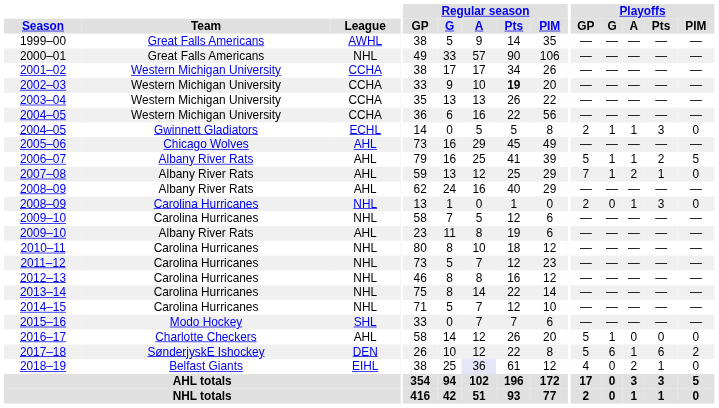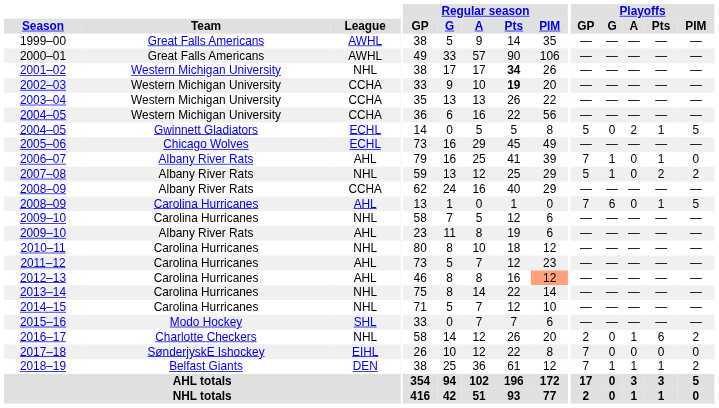(365, 55) NHL -> (365, 55) AWHL
(365, 70) CCHA -> (365, 70) NHL
(514, 70) normal -> (514, 70) bold
(586, 129) 2 -> (586, 129) 5
(612, 129) 1 -> (612, 129) 0
(634, 129) 1 -> (634, 129) 2
(661, 129) 3 -> (661, 129) 1
(696, 129) 0 -> (696, 129) 5
(365, 144) AHL -> (365, 144) ECHL
(586, 159) 5 -> (586, 159) 7
(634, 159) 1 -> (634, 159) 0
(661, 159) 2 -> (661, 159) 1
(696, 159) 5 -> (696, 159) 0
(365, 174) AHL -> (365, 174) NHL
(586, 174) 7 -> (586, 174) 5
(634, 174) 2 -> (634, 174) 0
(661, 174) 1 -> (661, 174) 2
(696, 174) 0 -> (696, 174) 2
(365, 189) AHL -> (365, 189) CCHA
(365, 203) NHL -> (365, 203) AHL
(586, 203) 2 -> (586, 203) 7
(612, 203) 0 -> (612, 203) 6
(634, 203) 1 -> (634, 203) 0
(661, 203) 3 -> (661, 203) 1
(696, 203) 0 -> (696, 203) 5
(365, 263) NHL -> (365, 263) AHL
(365, 277) NHL -> (365, 277) AHL
(550, 277) no background -> (550, 277) lightsalmon background
(365, 337) AHL -> (365, 337) NHL
(586, 337) 5 -> (586, 337) 2
(612, 337) 1 -> (612, 337) 0
(634, 337) 0 -> (634, 337) 1
(661, 337) 0 -> (661, 337) 6
(696, 337) 0 -> (696, 337) 2
(365, 351) DEN -> (365, 351) EIHL
(586, 351) 5 -> (586, 351) 7
(612, 351) 6 -> (612, 351) 0
(634, 351) 1 -> (634, 351) 0
(661, 351) 6 -> (661, 351) 0
(696, 351) 2 -> (696, 351) 0
(365, 366) EIHL -> (365, 366) DEN
(479, 366) lavender background -> (479, 366) no background
(586, 366) 4 -> (586, 366) 7
(612, 366) 0 -> (612, 366) 1
(634, 366) 2 -> (634, 366) 1
(696, 366) 0 -> (696, 366) 2
